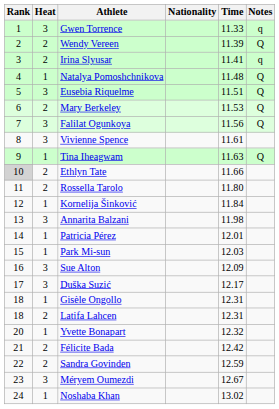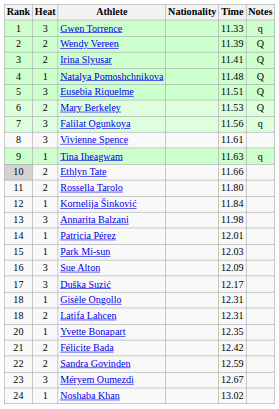(260, 60) q -> (260, 60) Q
(260, 124) Q -> (260, 124) q
(260, 156) Q -> (260, 156) q
(232, 332) 12.32 -> (232, 332) 12.35
